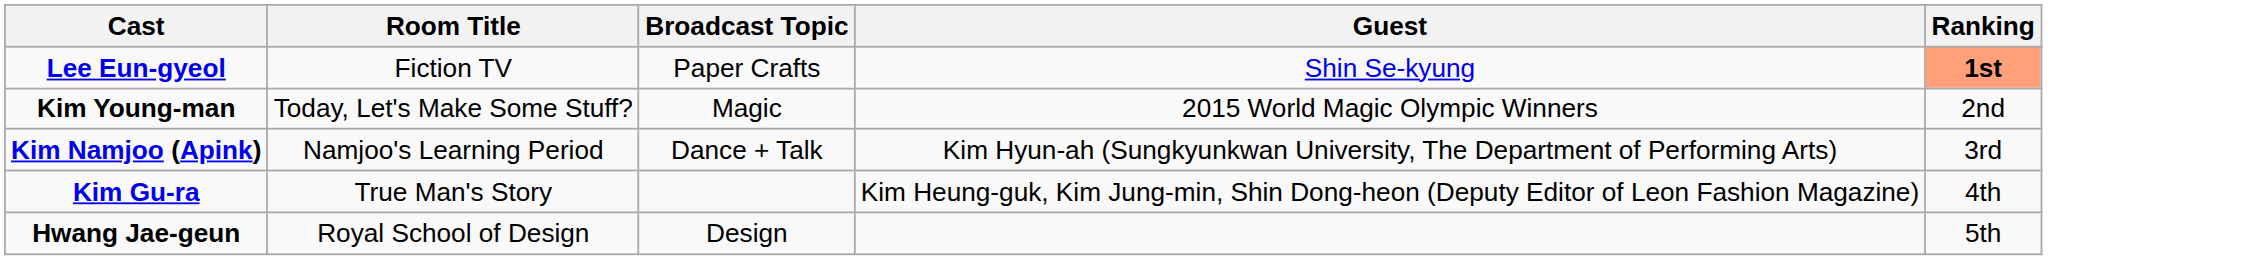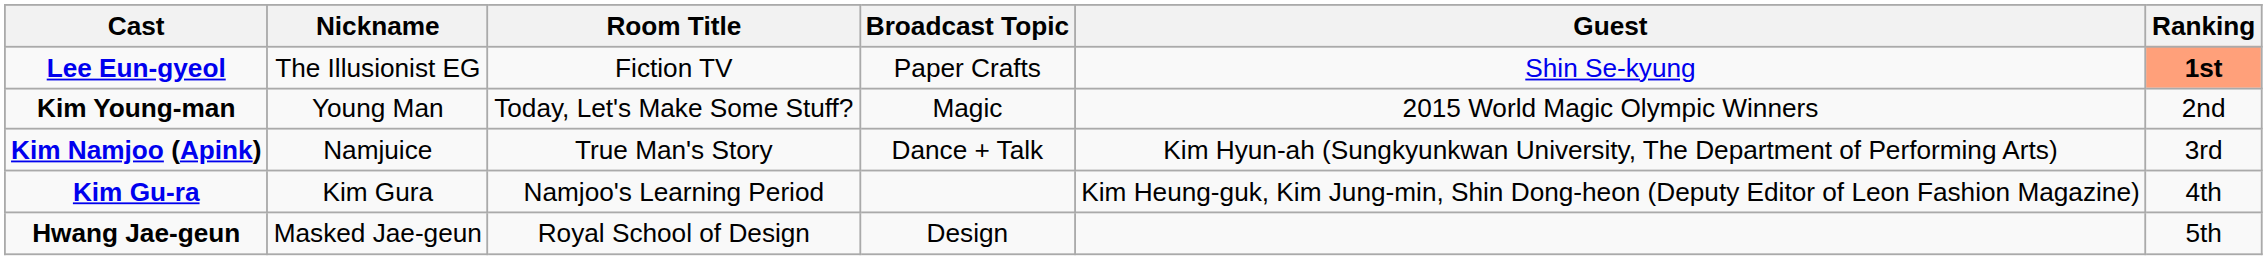+ column: (378, 26)
(453, 150) Namjoo's Learning Period -> (674, 150) True Man's Story
(453, 192) True Man's Story -> (674, 192) Namjoo's Learning Period
